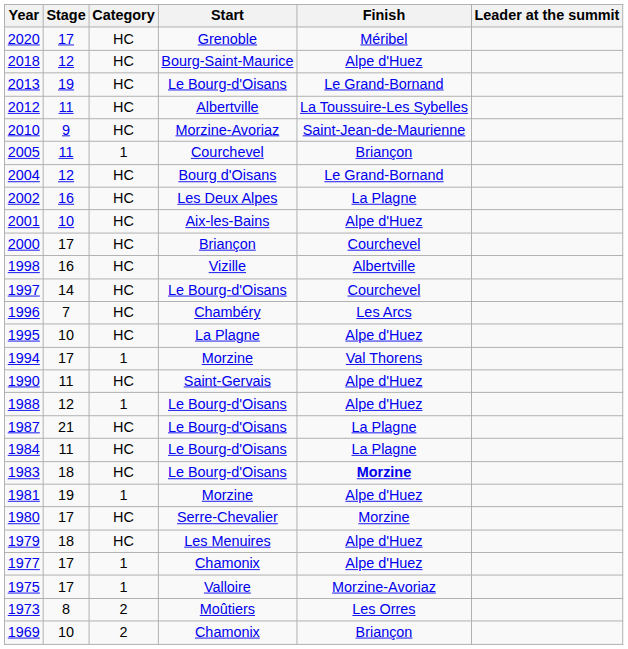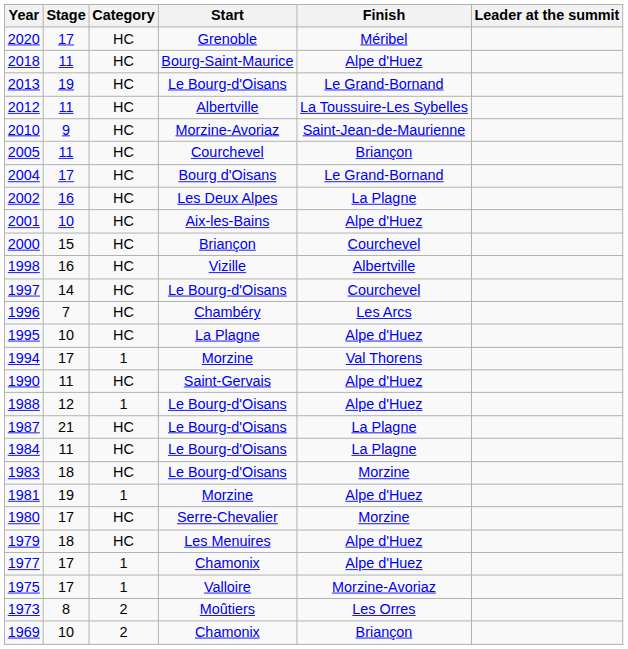(66, 61) 12 -> (66, 61) 11
(124, 152) 1 -> (124, 152) HC
(66, 175) 12 -> (66, 175) 17
(66, 244) 17 -> (66, 244) 15
(384, 472) bold -> (384, 472) normal
